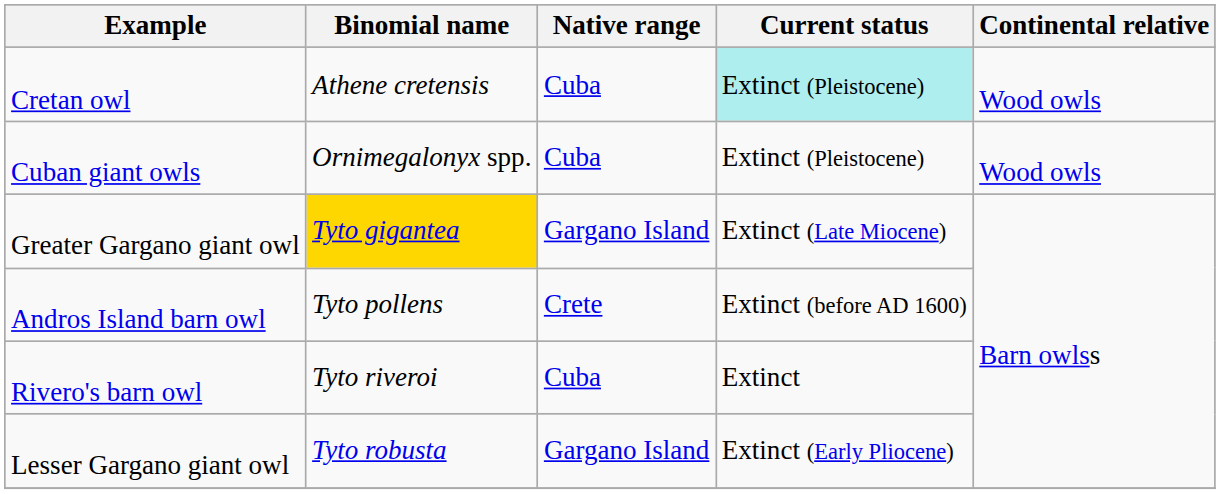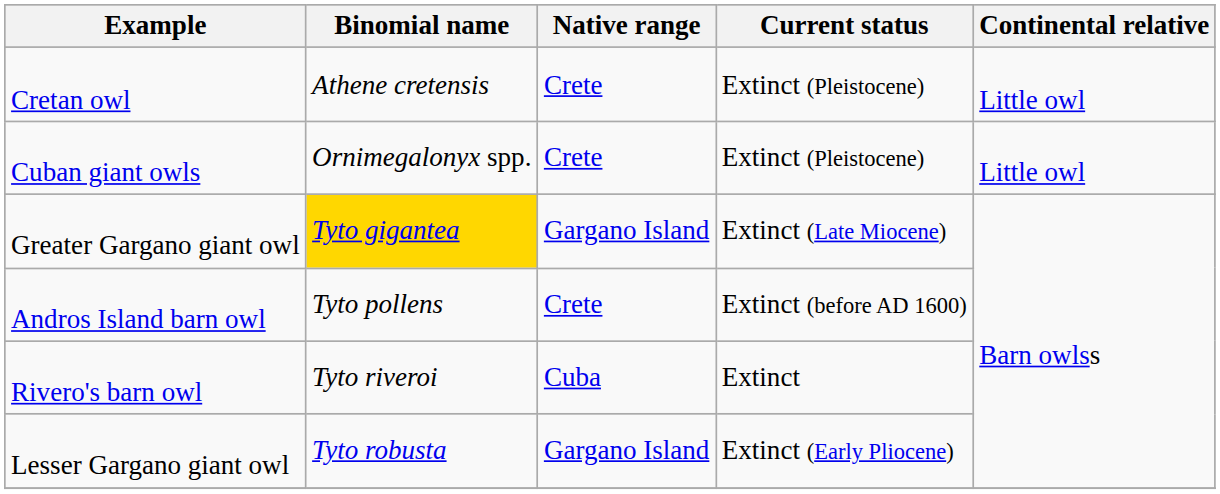(572, 84) Cuba -> (573, 84) Crete
(823, 84) paleturquoise background -> (823, 84) no background
(1040, 99) Wood owls -> (1032, 99) Little owl
(572, 157) Cuba -> (573, 157) Crete
(1040, 172) Wood owls -> (1032, 172) Little owl
